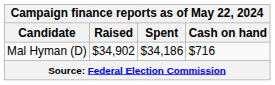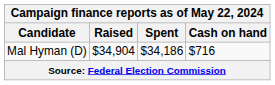(114, 51) $34,902 -> (114, 51) $34,904
